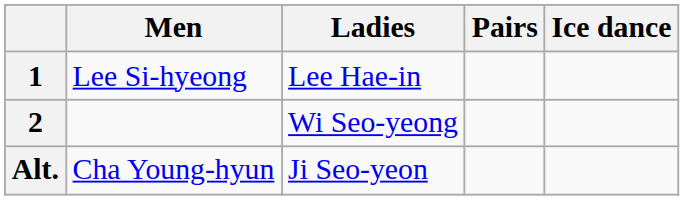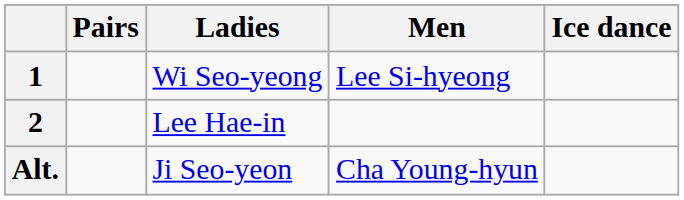columns swapped: (173, 28) <-> (505, 28)
(355, 75) Lee Hae-in -> (237, 75) Wi Seo-yeong
(373, 122) Wi Seo-yeong -> (219, 122) Lee Hae-in
